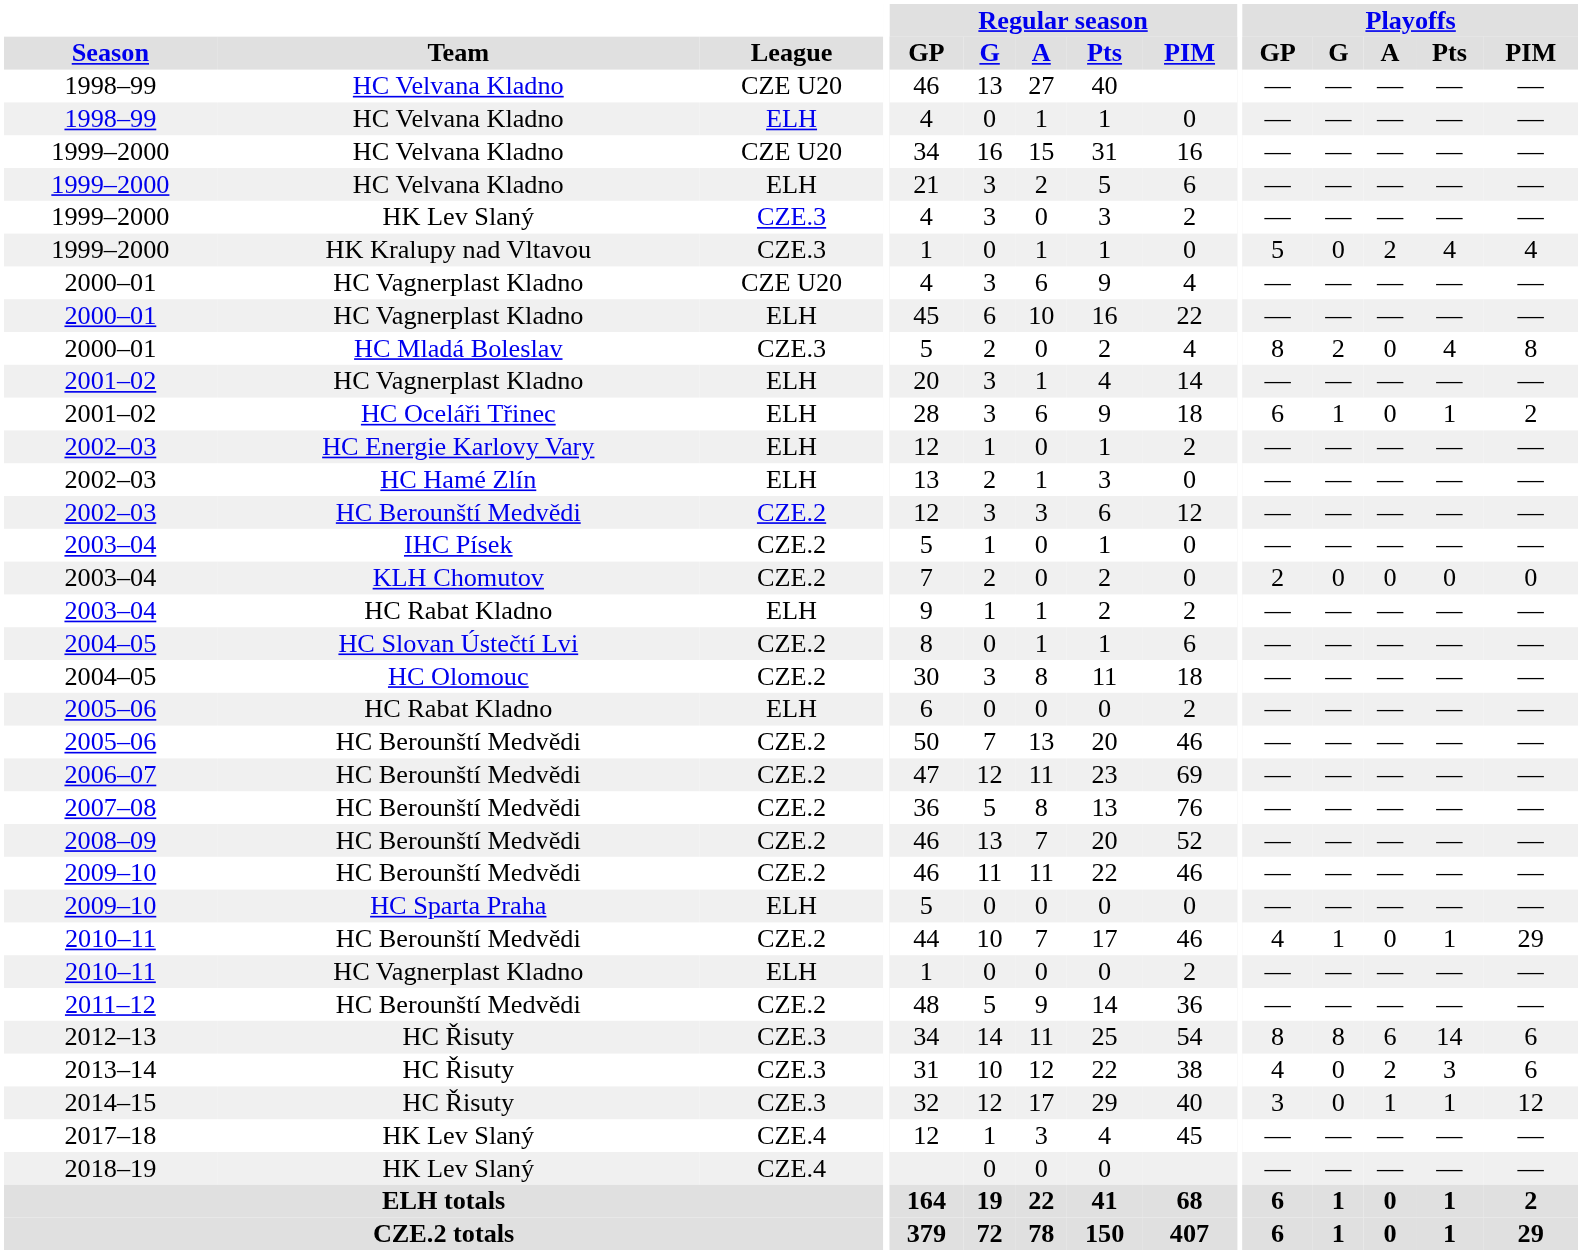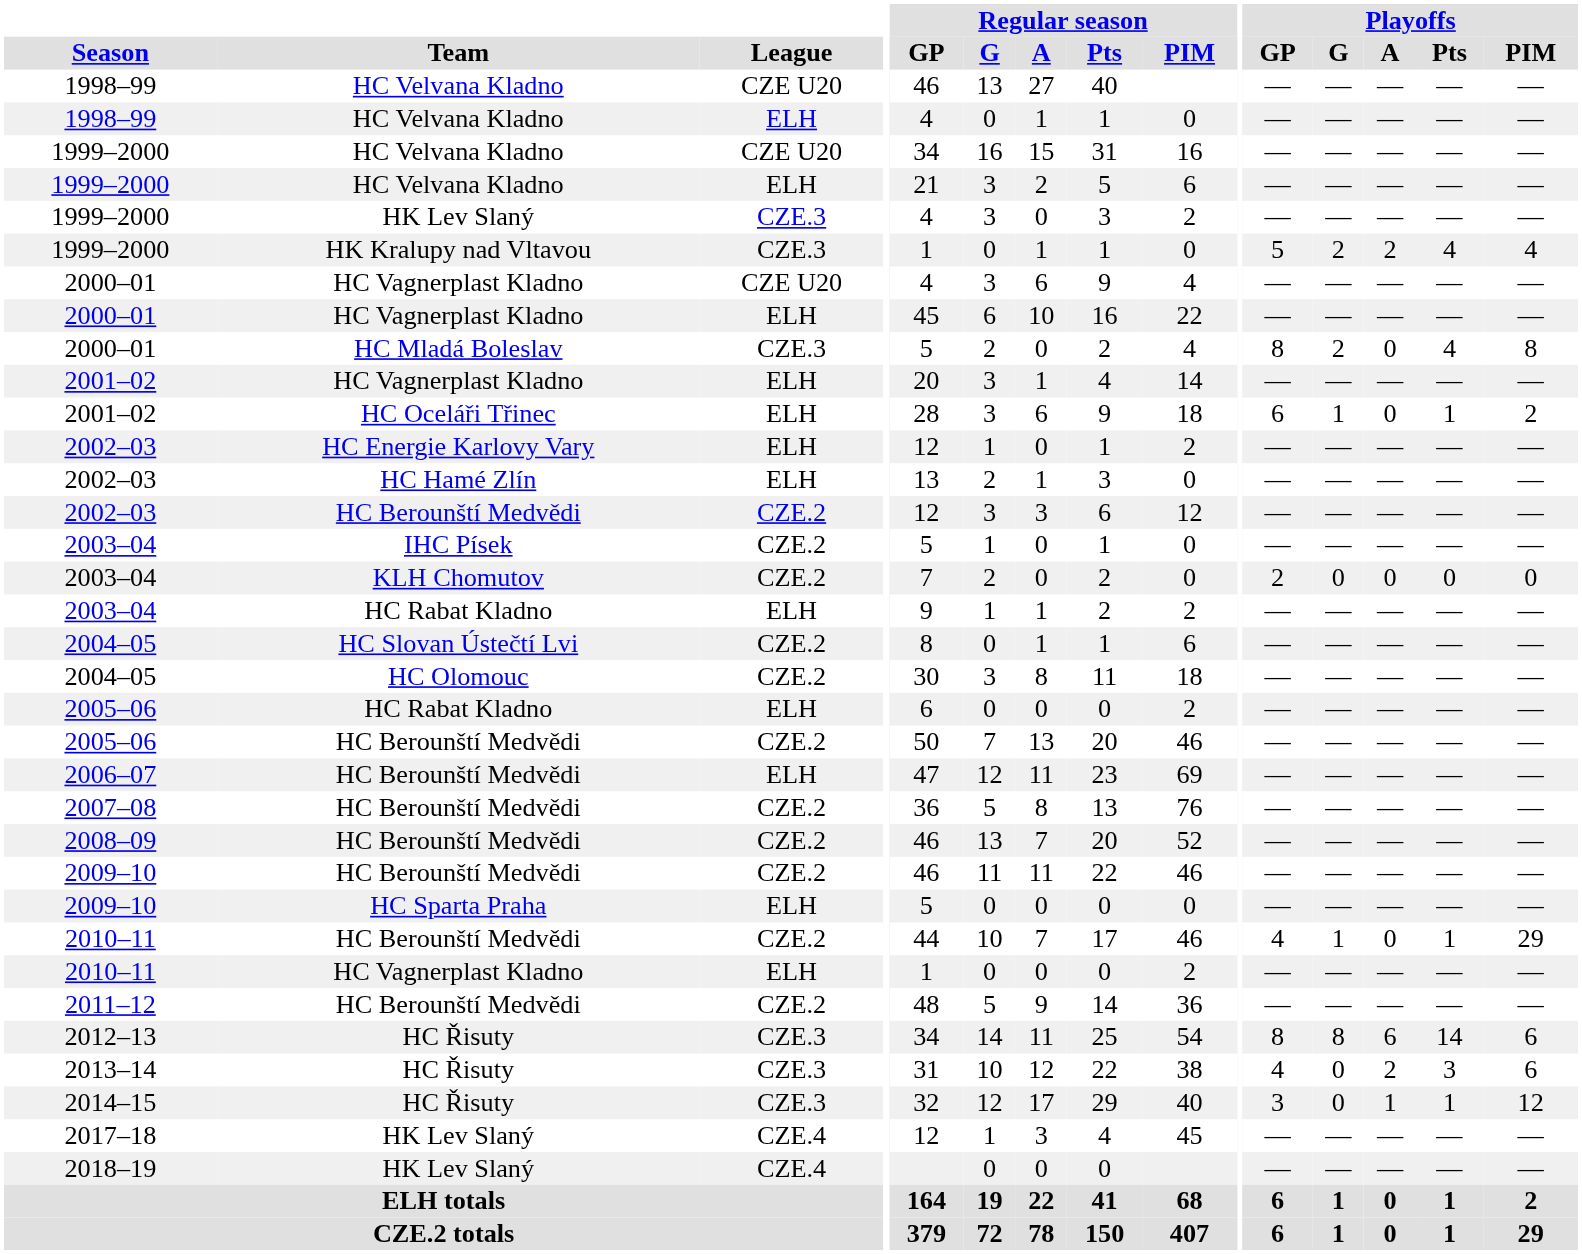(1338, 249) 0 -> (1338, 249) 2
(792, 774) CZE.2 -> (792, 774) ELH
